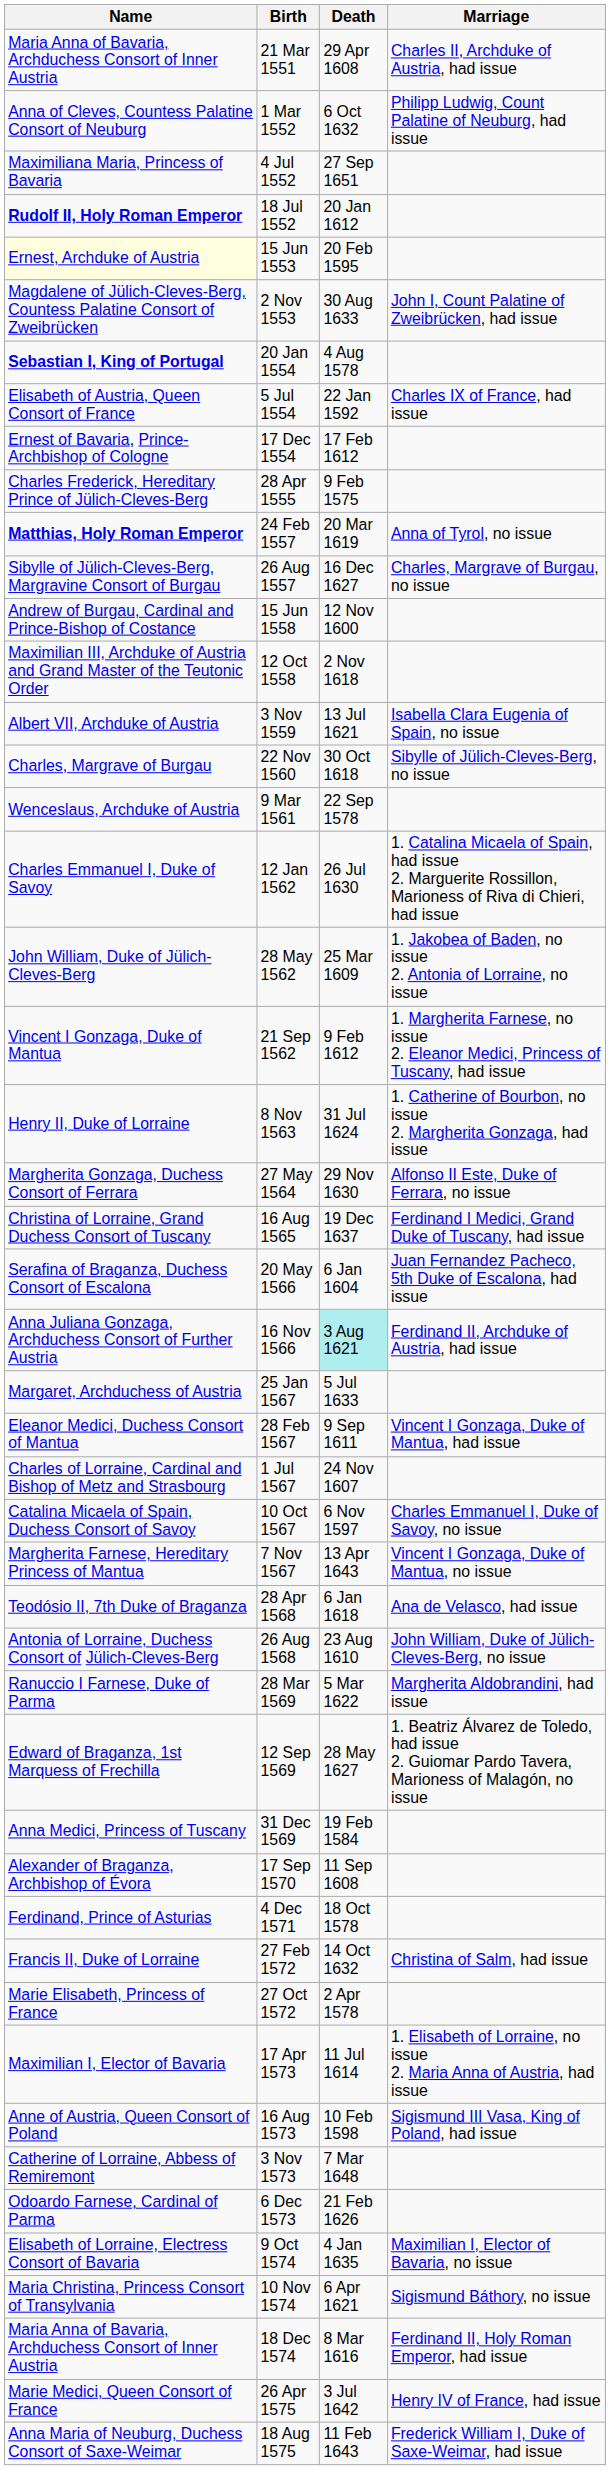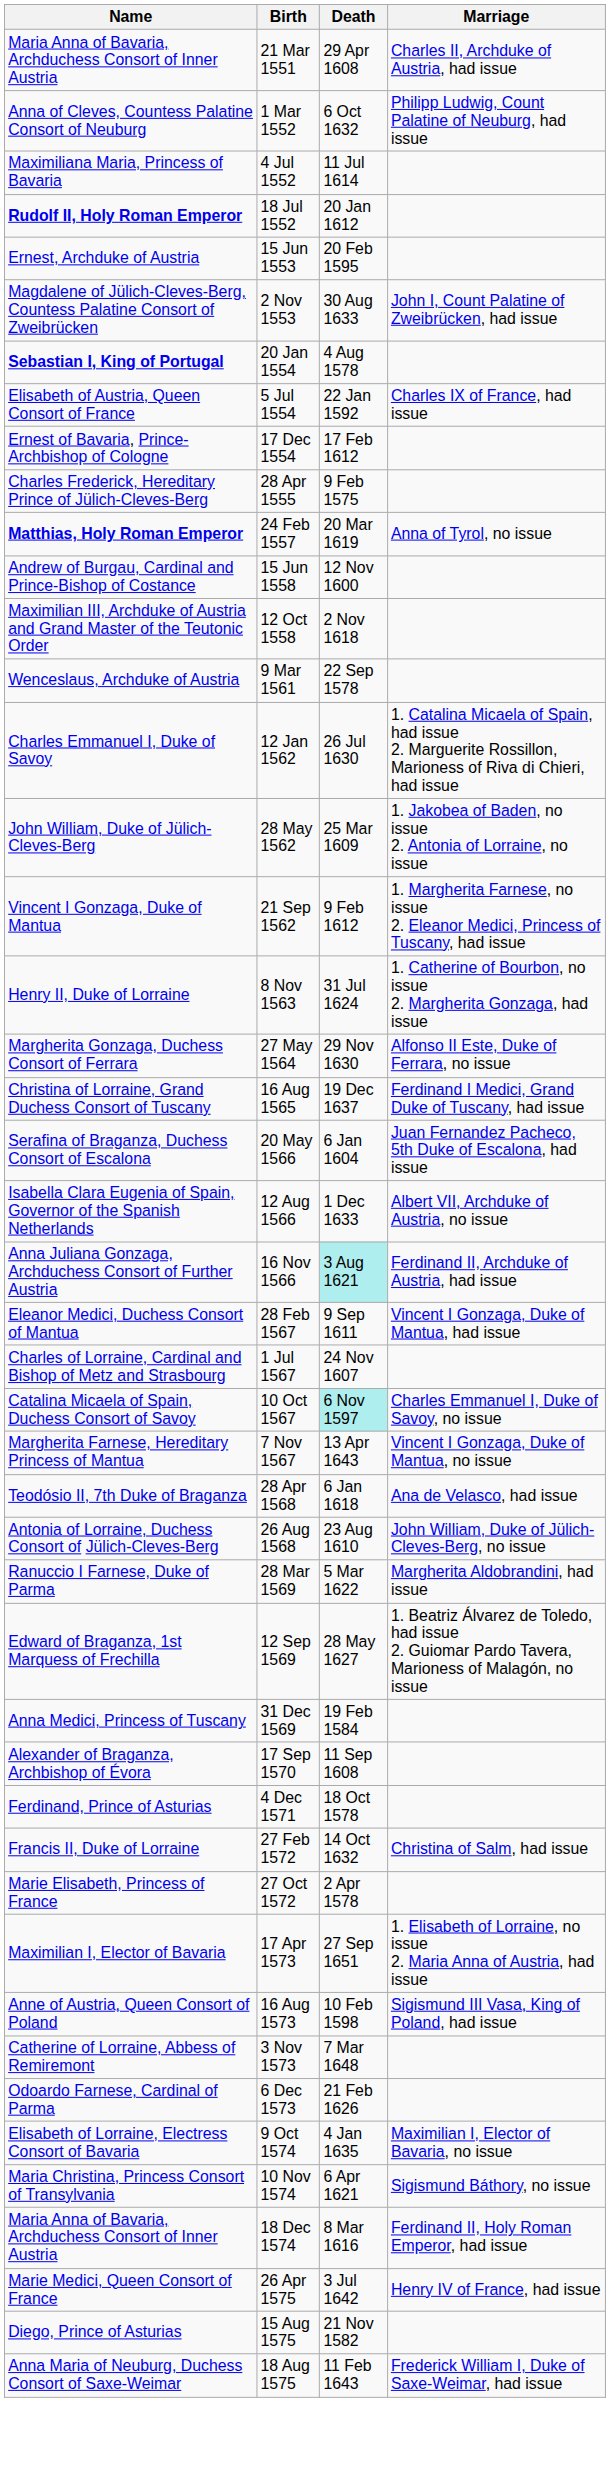(349, 172) 27 Sep 1651 -> (344, 172) 11 Jul 1614
(104, 258) lightyellow background -> (104, 258) no background
- row: (285, 576)
- row: (281, 723)
- row: (286, 766)
+ row: (285, 1211)
- row: (284, 1391)
(344, 1520) no background -> (344, 1409) paleturquoise background
(344, 2064) 11 Jul 1614 -> (349, 1953) 27 Sep 1651
+ row: (285, 2332)
